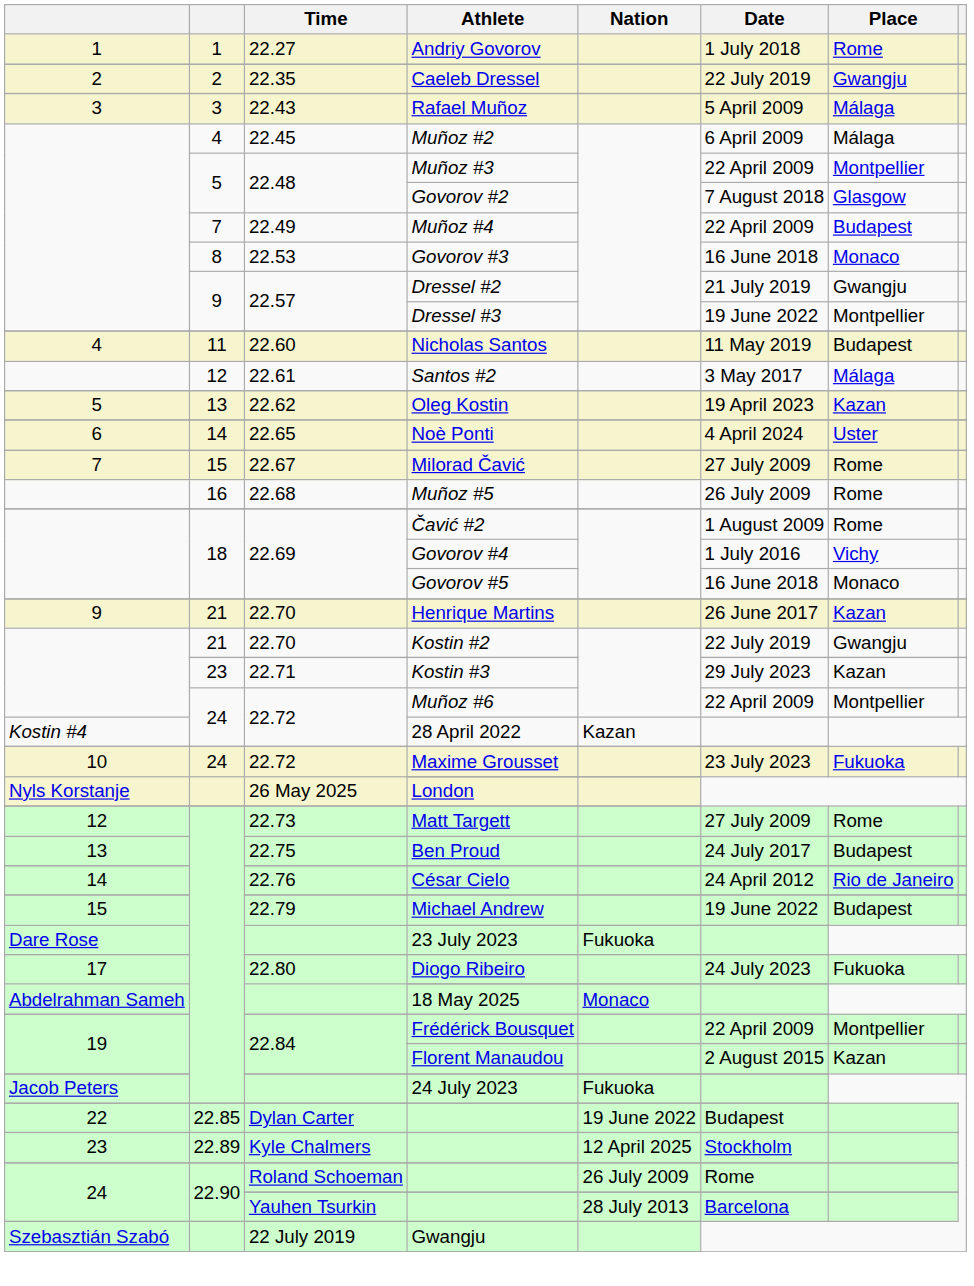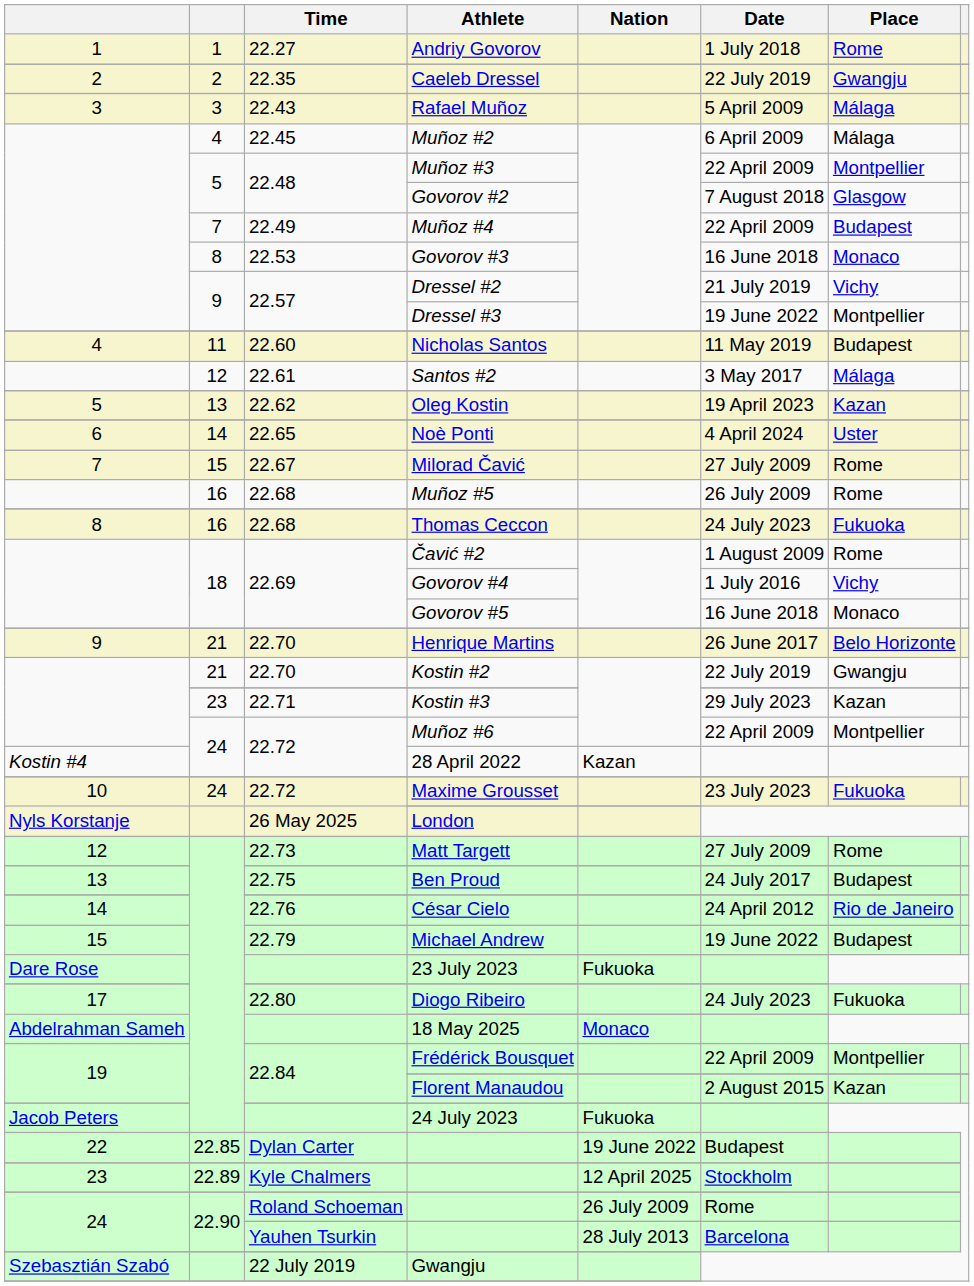(870, 286) Gwangju -> (856, 286) Vichy
+ row: (272, 524)
(859, 613) Kazan -> (894, 642) Belo Horizonte
